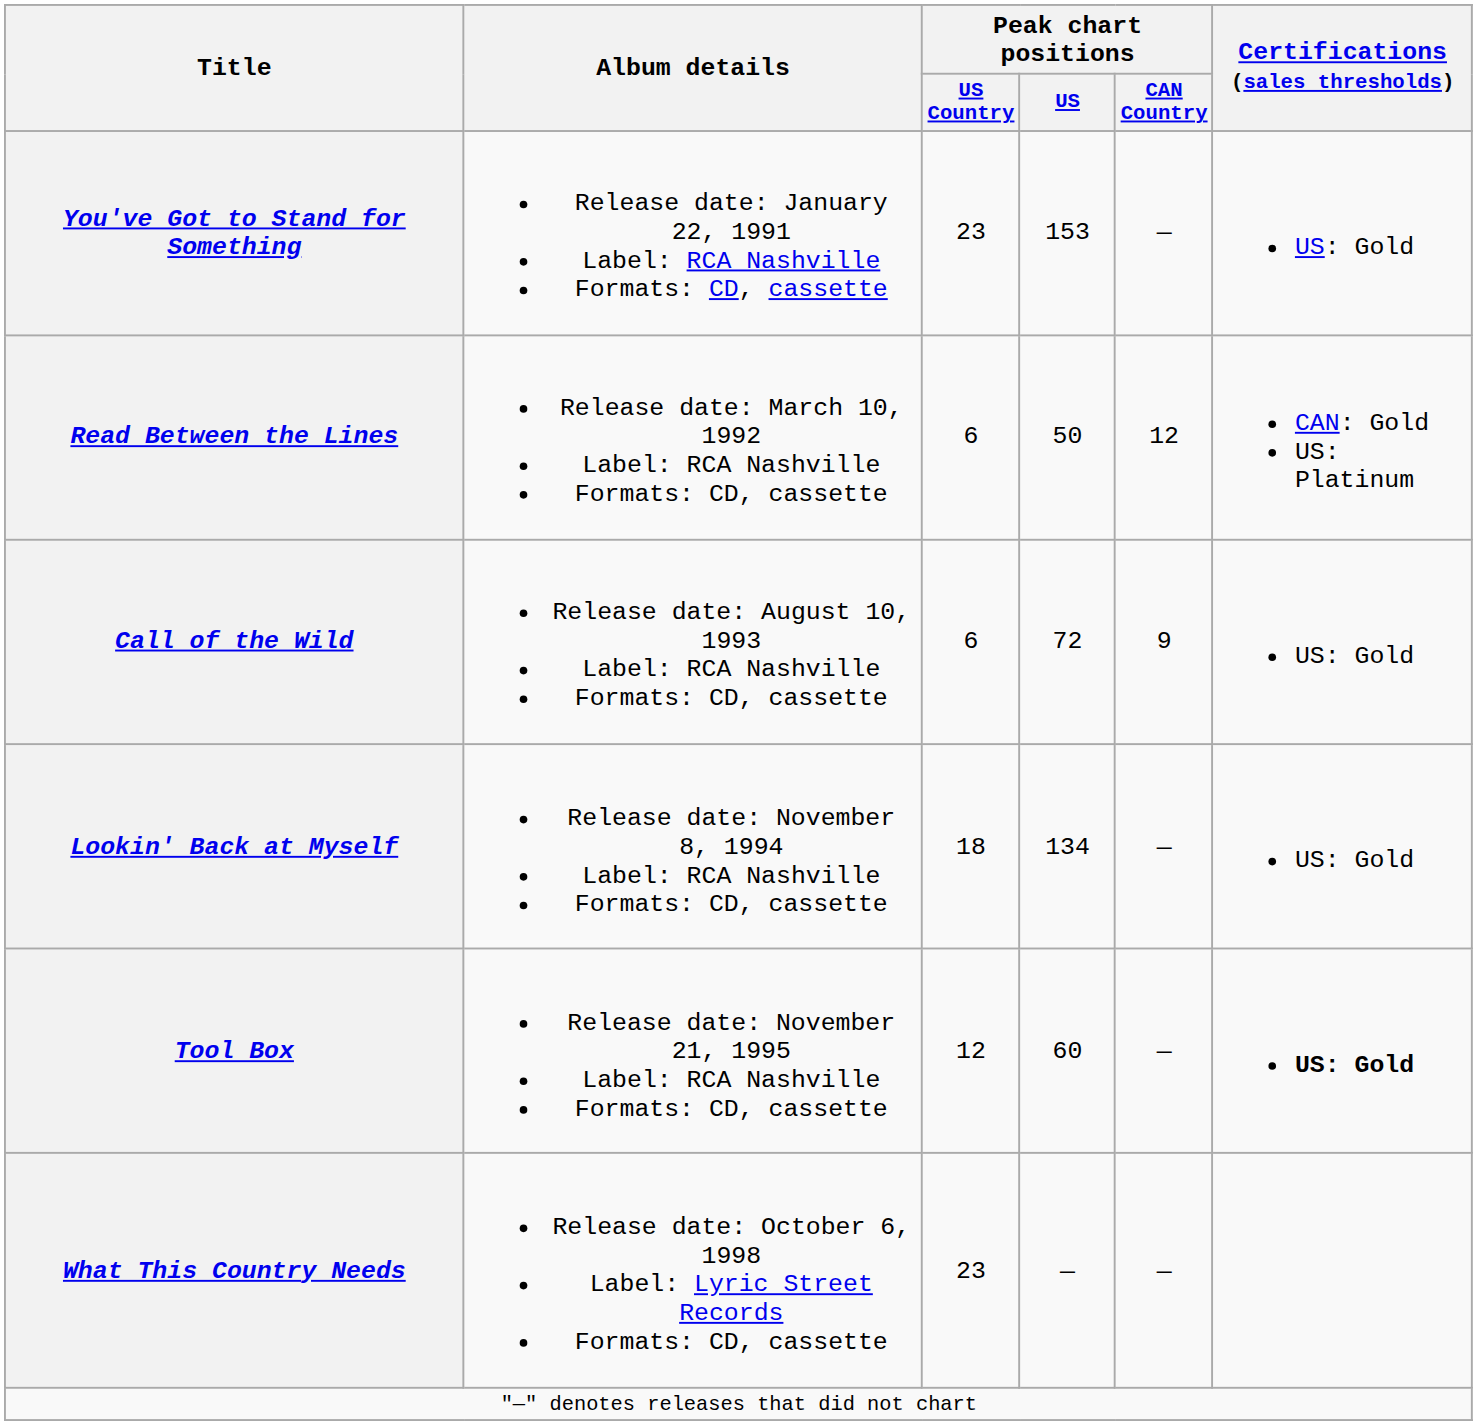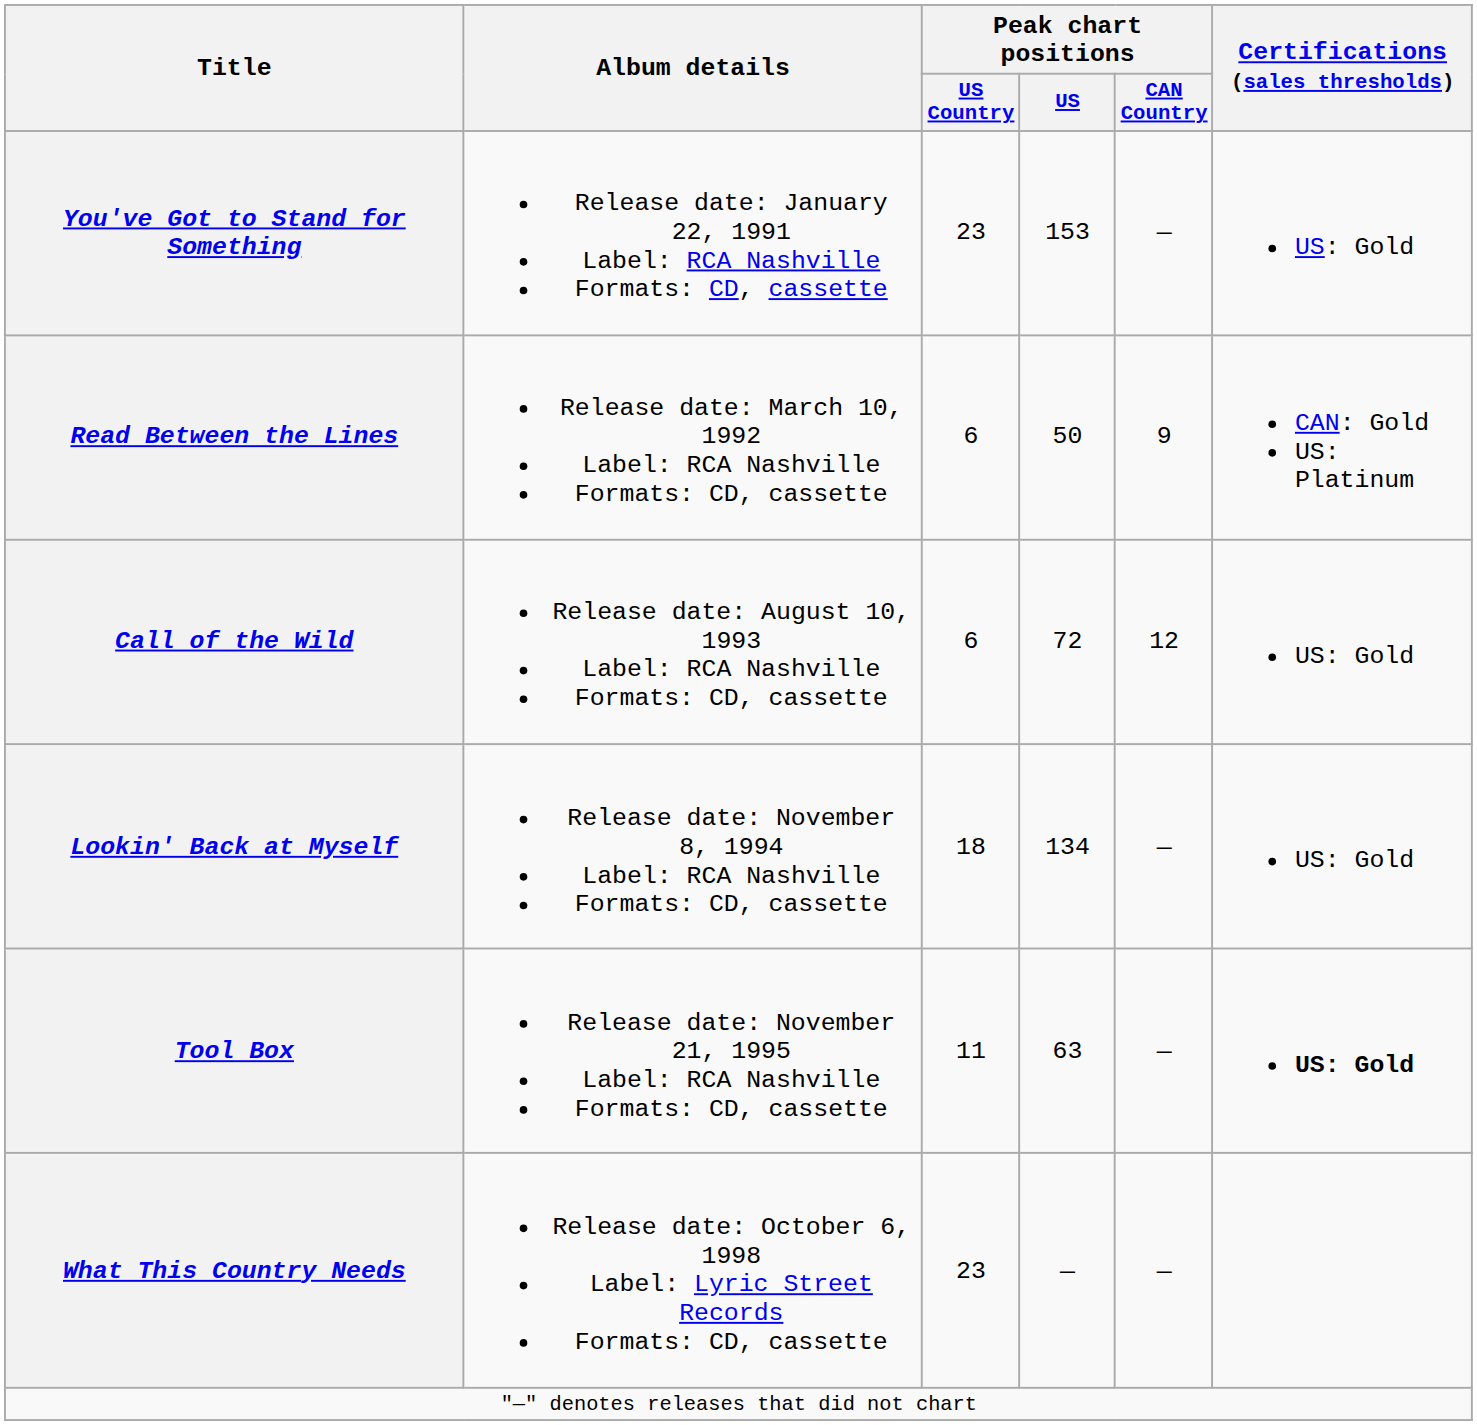(1164, 437) 12 -> (1164, 437) 9
(1164, 642) 9 -> (1164, 642) 12
(971, 1051) 12 -> (971, 1051) 11
(1068, 1051) 60 -> (1068, 1051) 63
